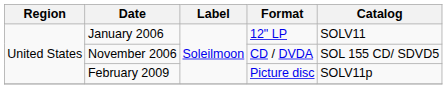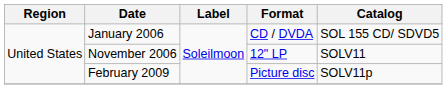(269, 34) 12" LP -> (282, 34) CD / DVDA
(343, 34) SOLV11 -> (380, 34) SOL 155 CD/ SDVD5
(282, 53) CD / DVDA -> (269, 53) 12" LP
(380, 53) SOL 155 CD/ SDVD5 -> (343, 53) SOLV11
